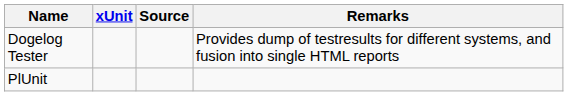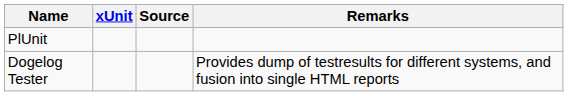rows swapped: (27, 79) <-> (35, 47)
